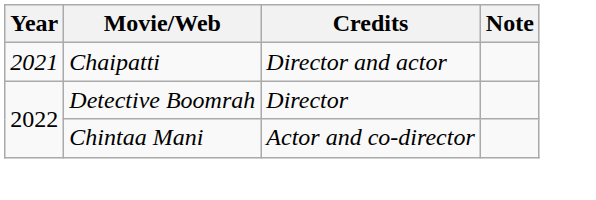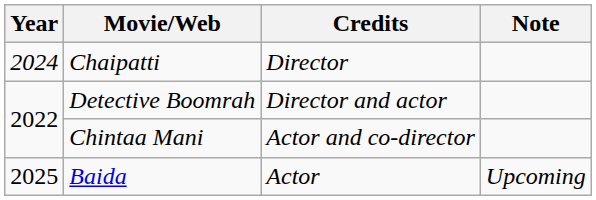(34, 61) 2021 -> (34, 61) 2024
(357, 61) Director and actor -> (307, 61) Director
(307, 99) Director -> (357, 99) Director and actor
+ row: (98, 175)
